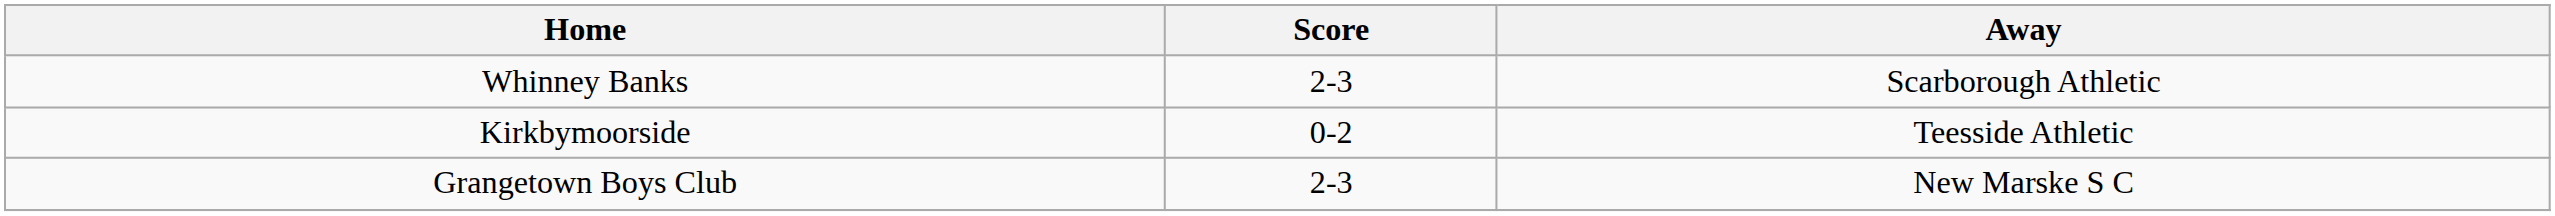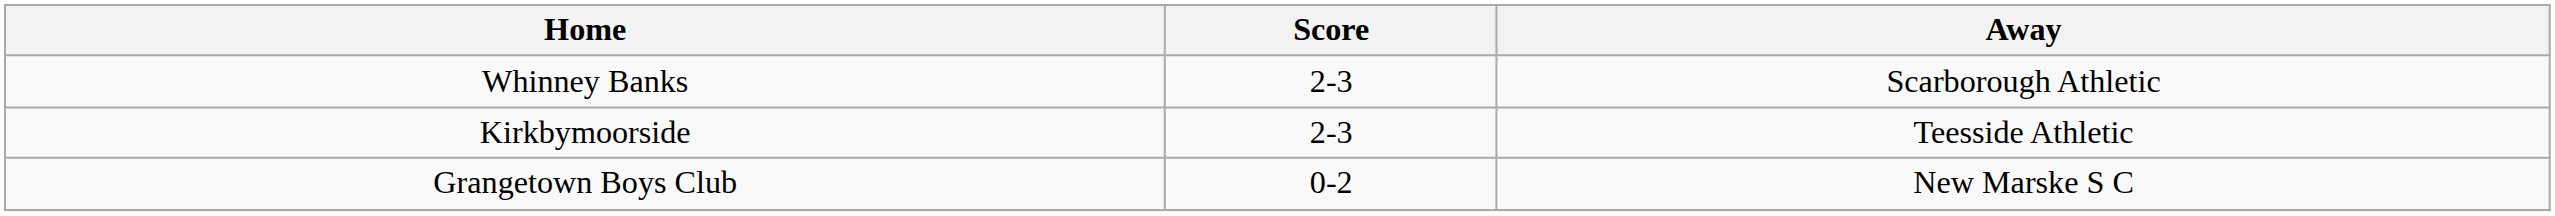(1331, 132) 0-2 -> (1331, 132) 2-3
(1331, 183) 2-3 -> (1331, 183) 0-2
